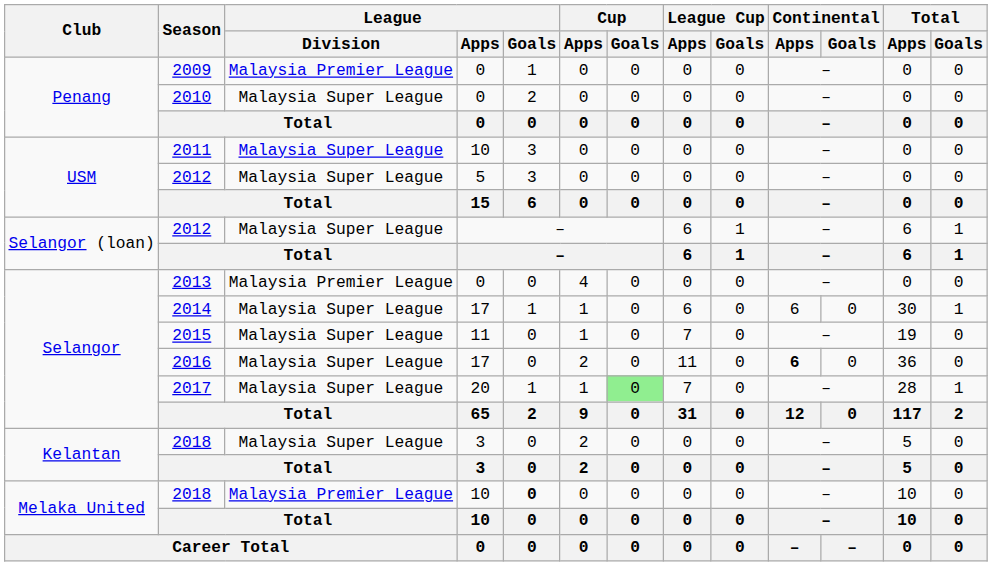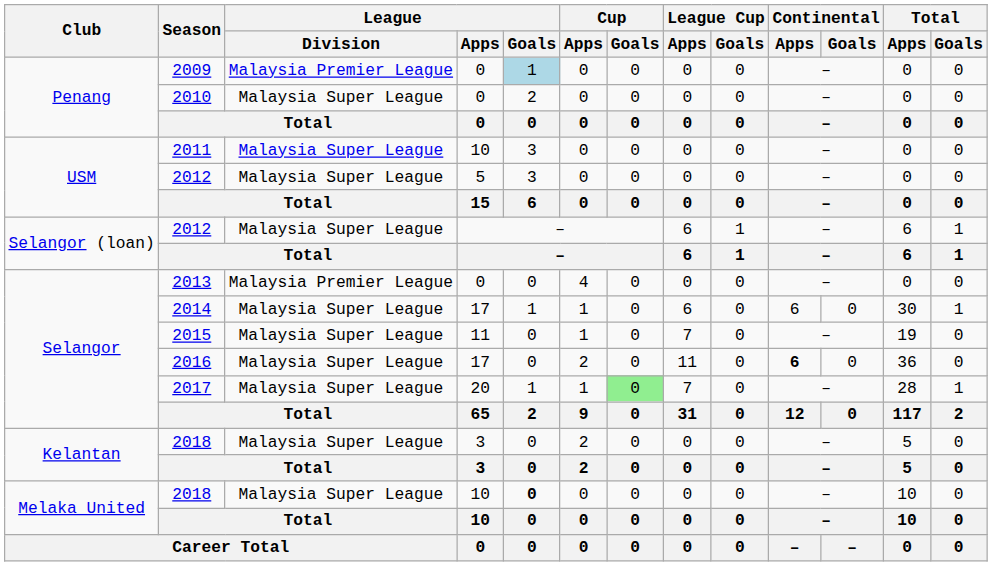(532, 71) no background -> (532, 71) lightblue background
(341, 495) Malaysia Premier League -> (341, 495) Malaysia Super League
